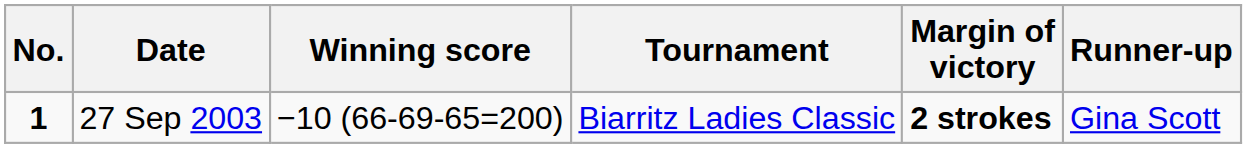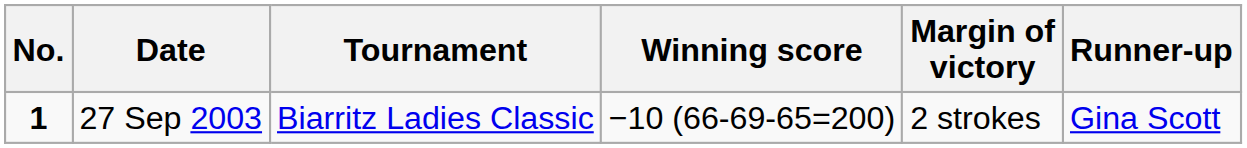columns swapped: (737, 49) <-> (420, 49)
(981, 118) bold -> (975, 118) normal
